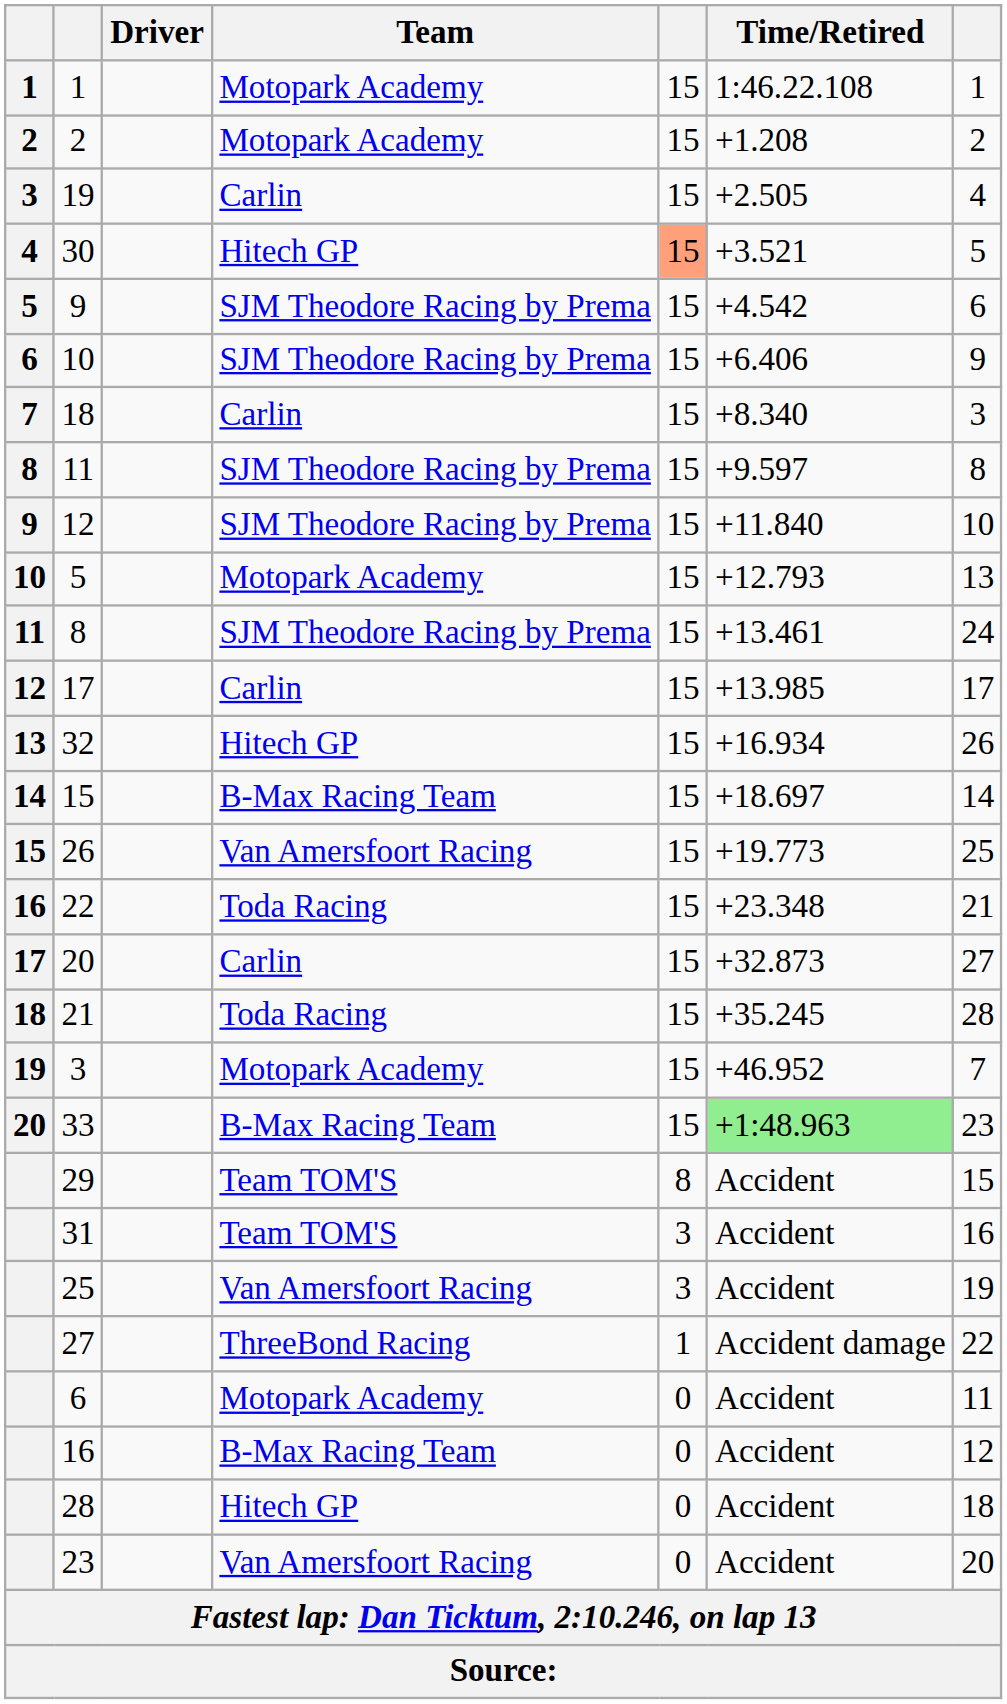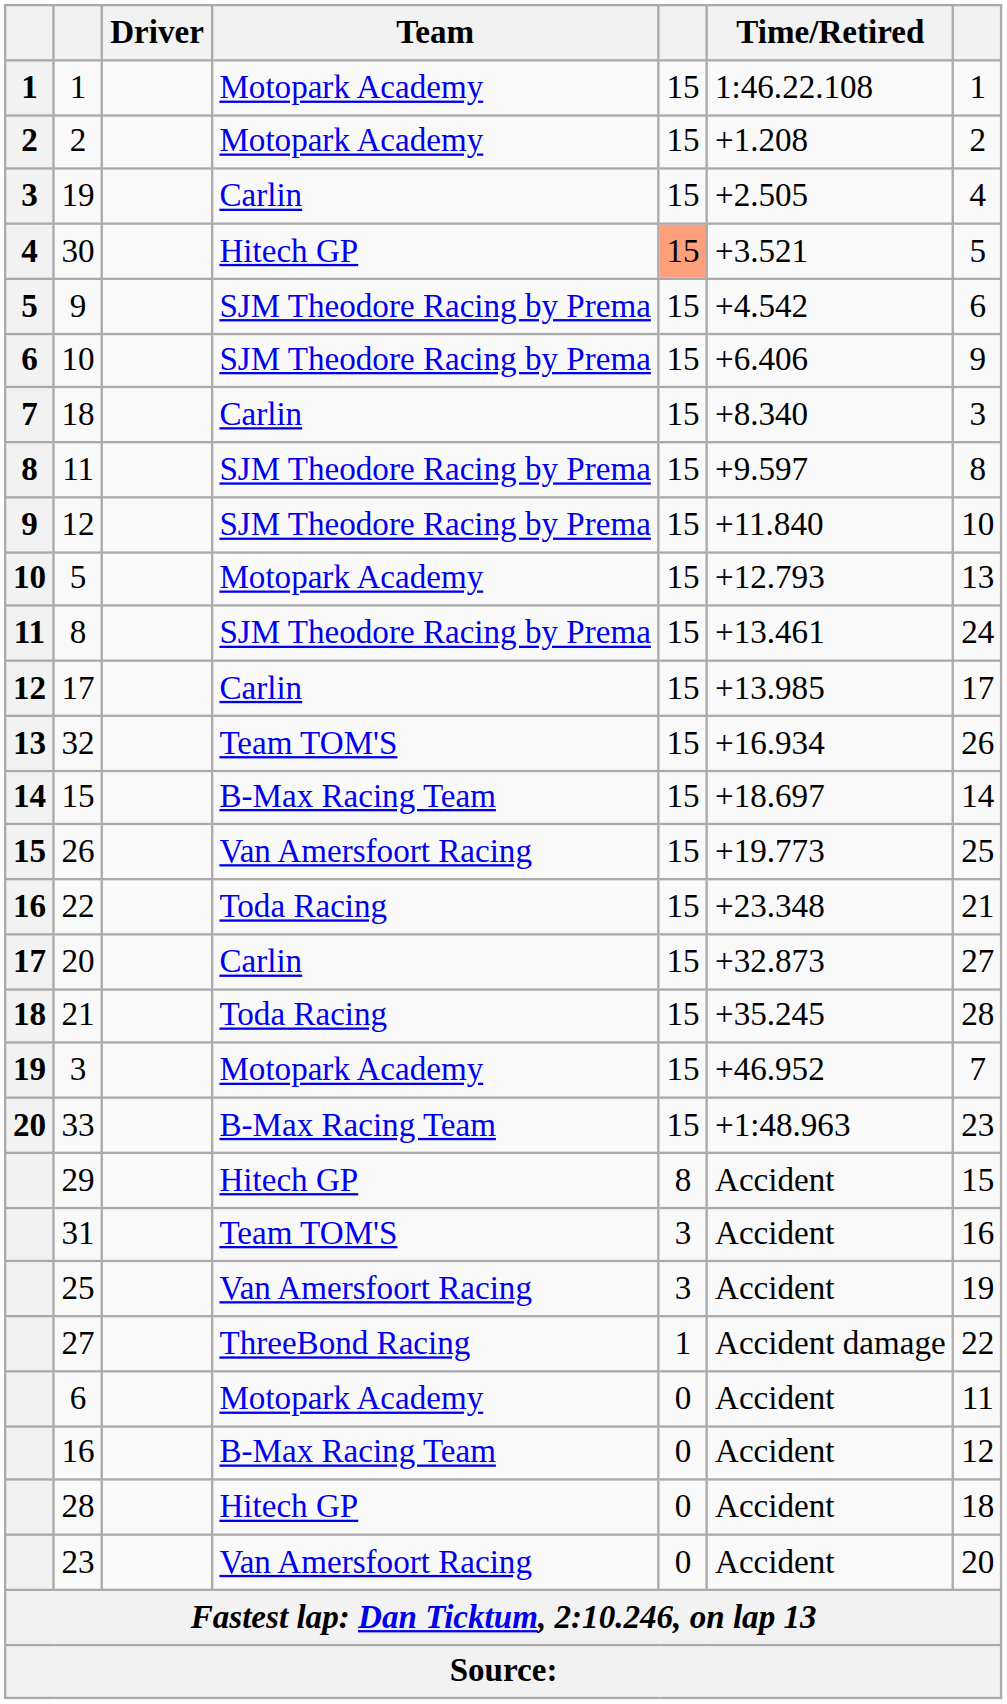(289, 742) Hitech GP -> (308, 742) Team TOM'S
(783, 1124) lightgreen background -> (783, 1124) no background
(308, 1179) Team TOM'S -> (289, 1179) Hitech GP
